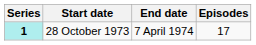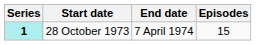(224, 31) 17 -> (224, 31) 15
